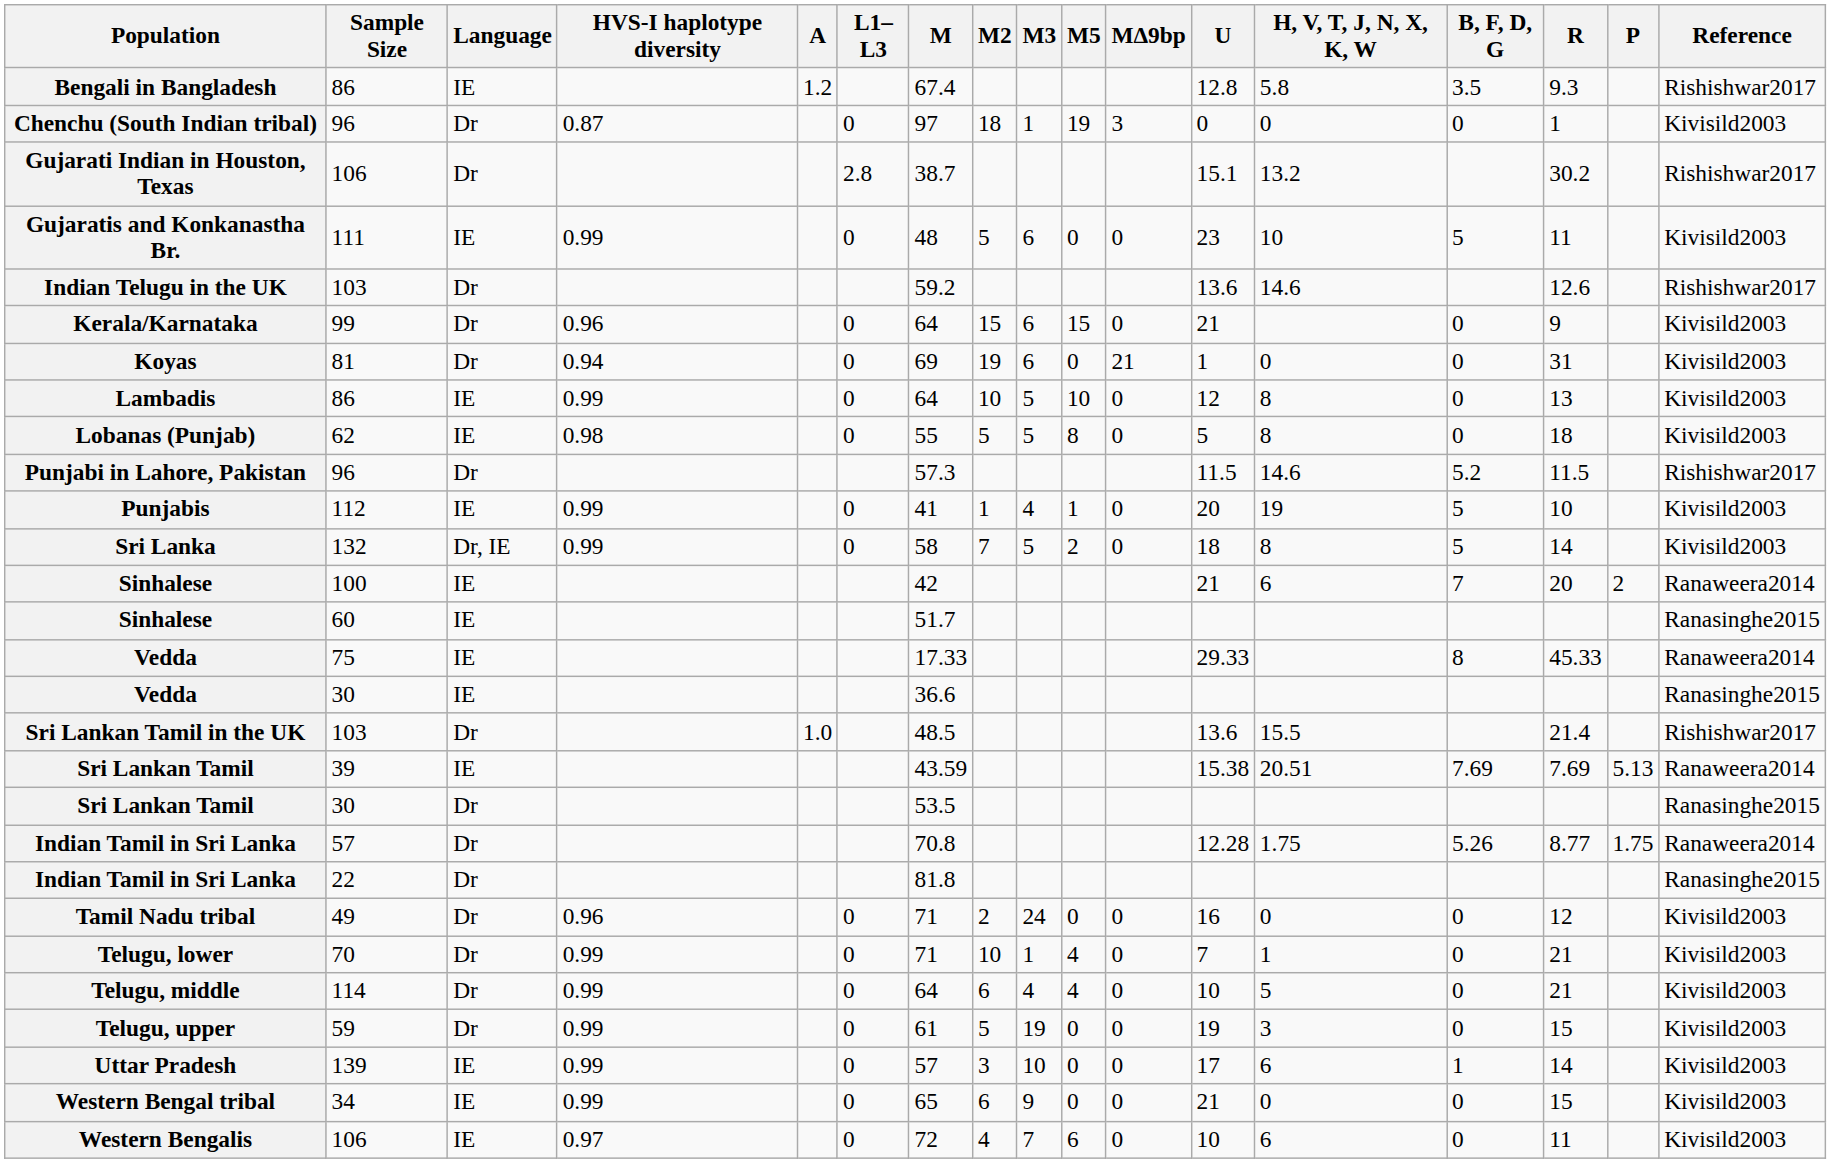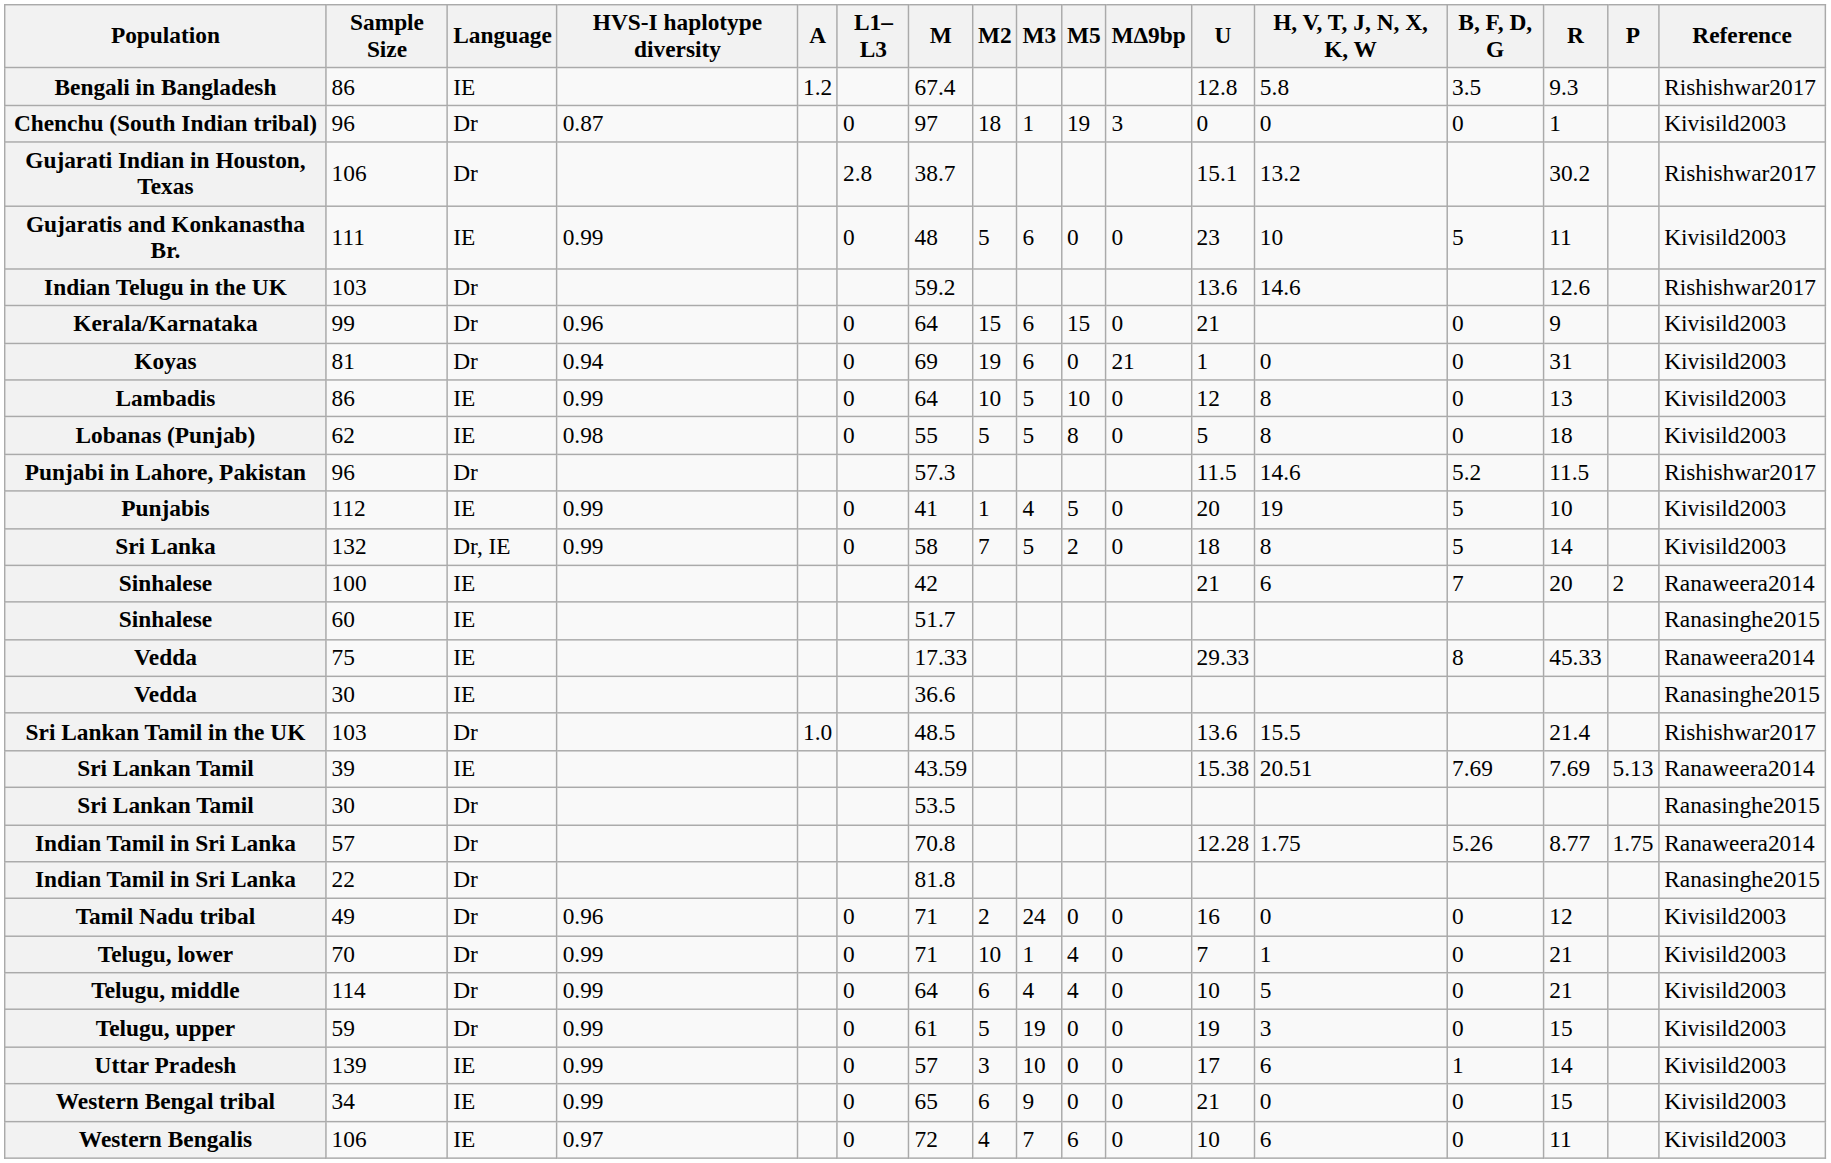(1073, 509) 1 -> (1073, 509) 5
